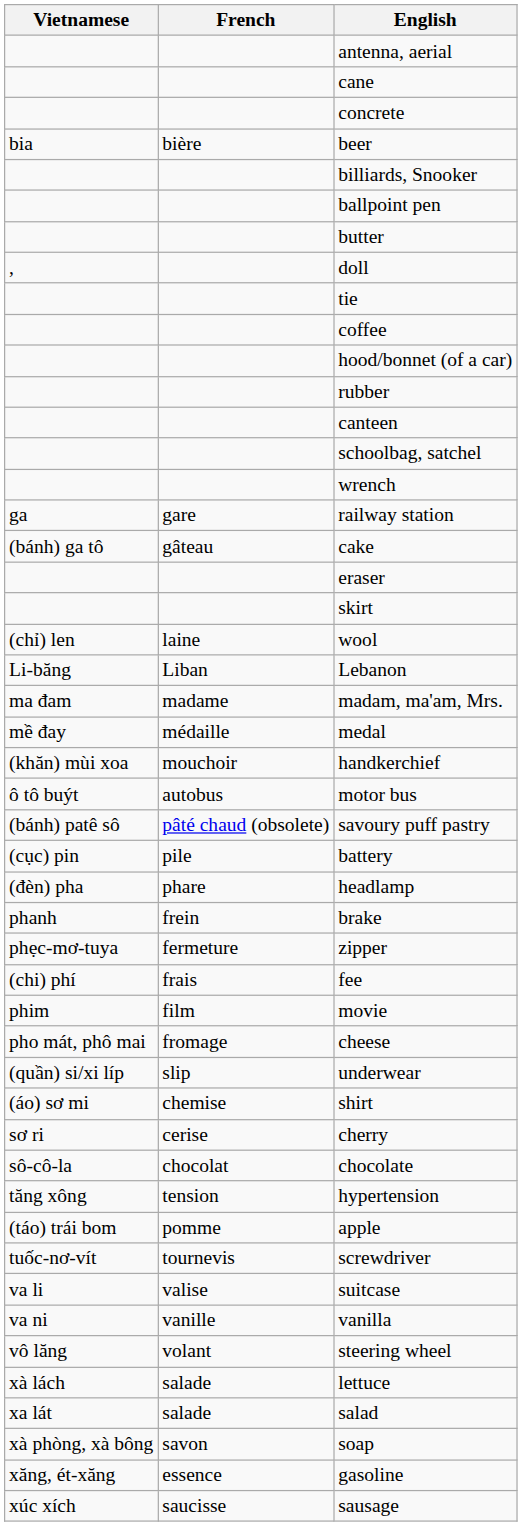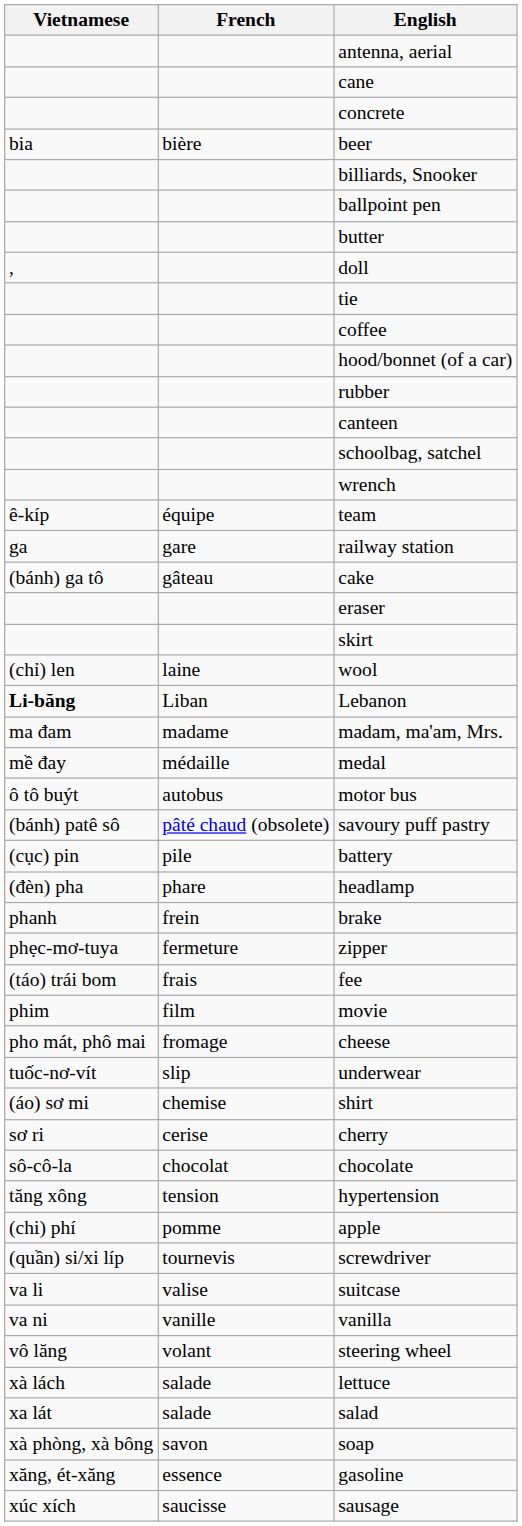+ row: (357, 515)
(40, 670) normal -> (42, 701) bold
- row: (389, 762)
(42, 979) (chi) phí -> (63, 979) (táo) trái bom
(67, 1072) (quần) si/xi líp -> (53, 1072) tuốc-nơ-vít
(63, 1227) (táo) trái bom -> (42, 1227) (chi) phí
(53, 1258) tuốc-nơ-vít -> (67, 1258) (quần) si/xi líp
